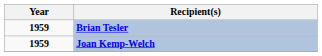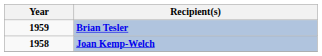(39, 43) 1959 -> (39, 43) 1958
